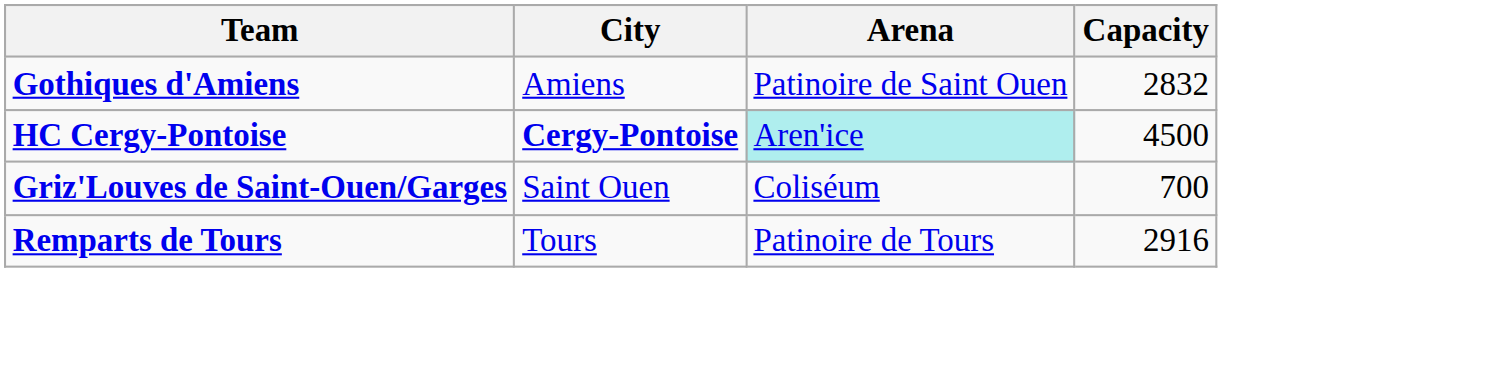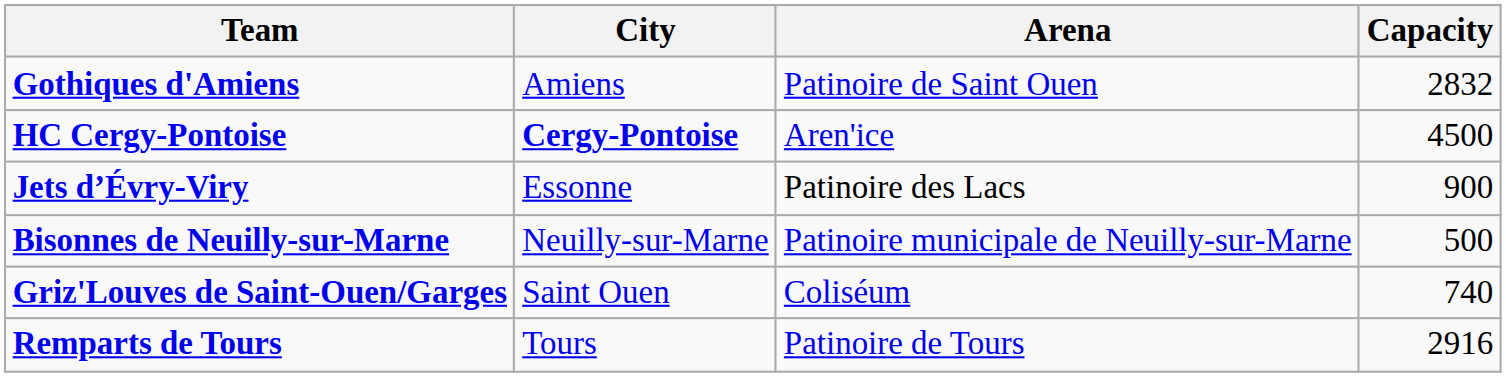(809, 135) paleturquoise background -> (839, 135) no background
+ row: (131, 187)
+ row: (231, 239)
(1184, 187) 700 -> (1468, 291) 740
